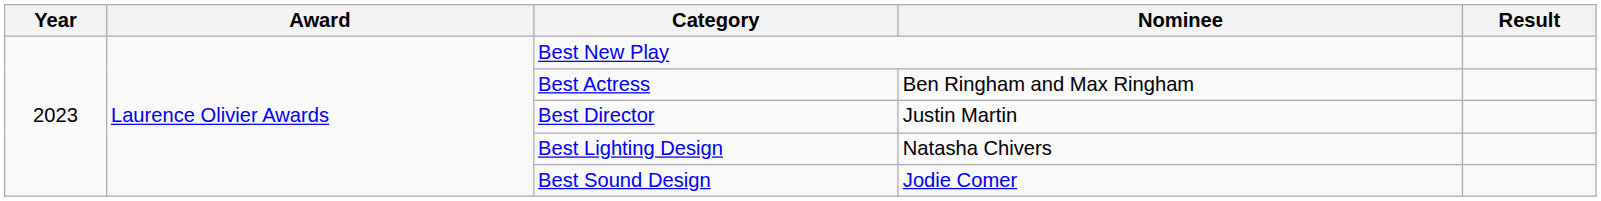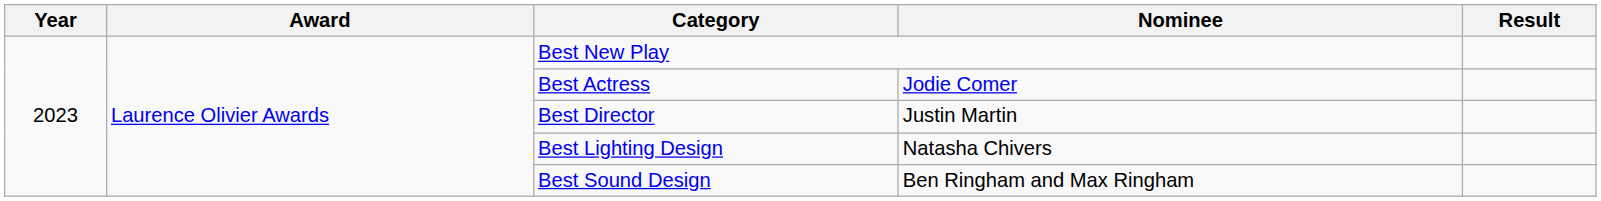(1048, 84) Ben Ringham and Max Ringham -> (960, 84) Jodie Comer
(960, 180) Jodie Comer -> (1048, 180) Ben Ringham and Max Ringham
